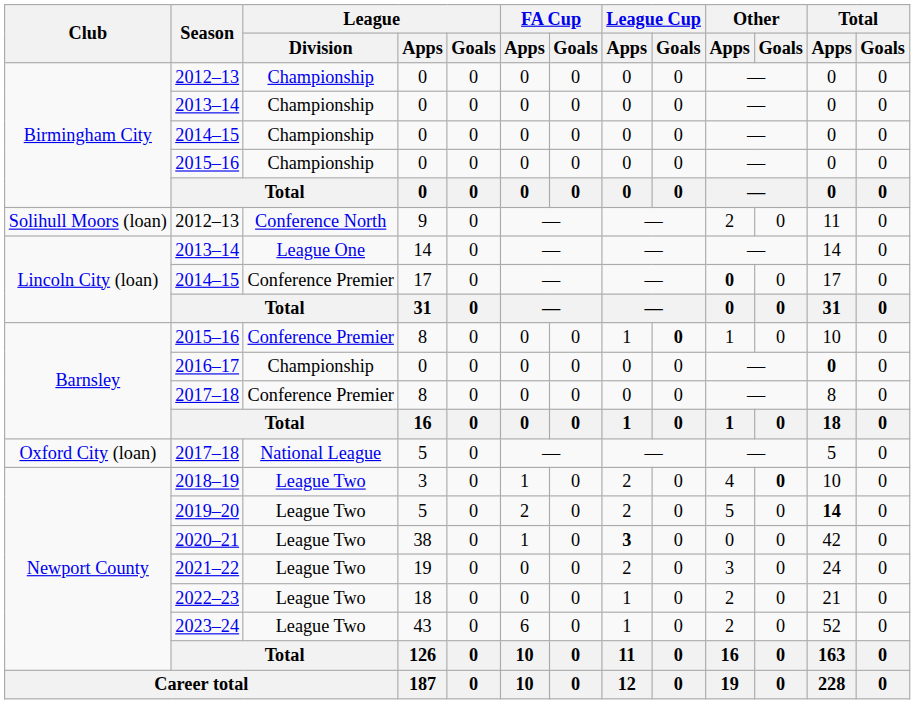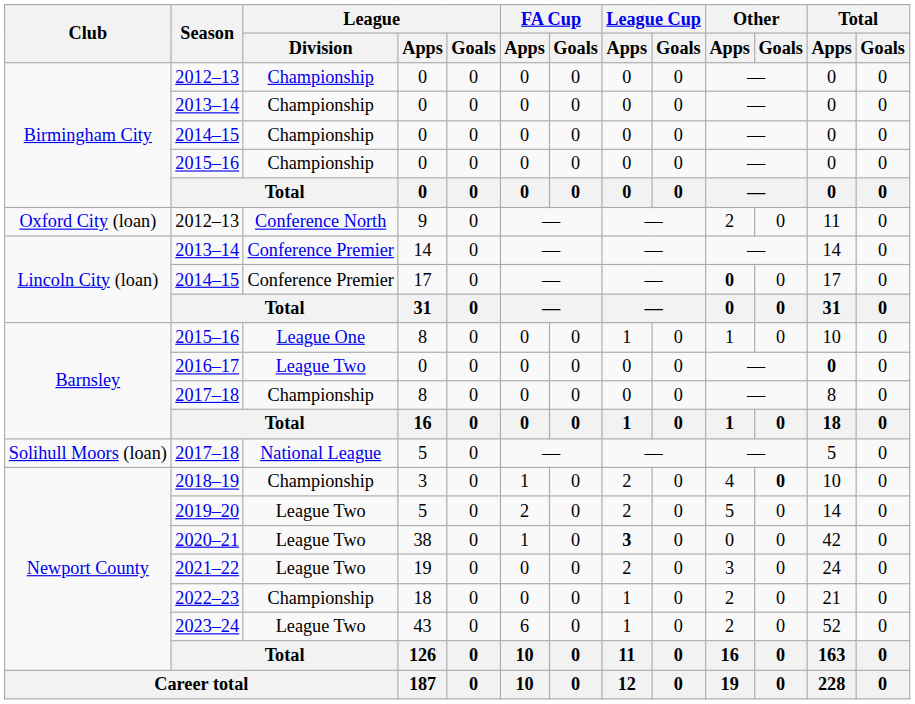(88, 221) Solihull Moors (loan) -> (88, 221) Oxford City (loan)
(321, 250) League One -> (321, 250) Conference Premier
(321, 337) Conference Premier -> (321, 337) League One
(678, 337) bold -> (678, 337) normal
(321, 366) Championship -> (321, 366) League Two
(321, 395) Conference Premier -> (321, 395) Championship
(88, 452) Oxford City (loan) -> (88, 452) Solihull Moors (loan)
(321, 481) League Two -> (321, 481) Championship
(832, 510) bold -> (832, 510) normal
(321, 597) League Two -> (321, 597) Championship
